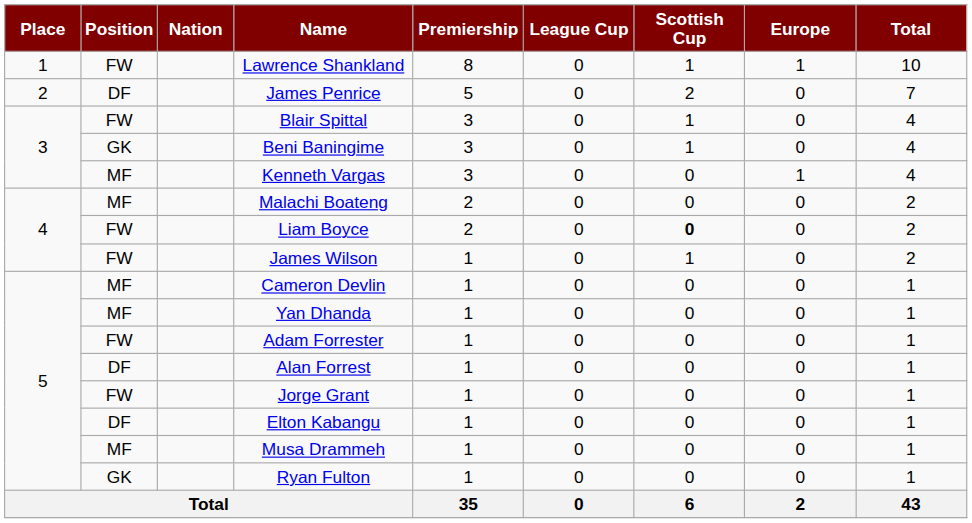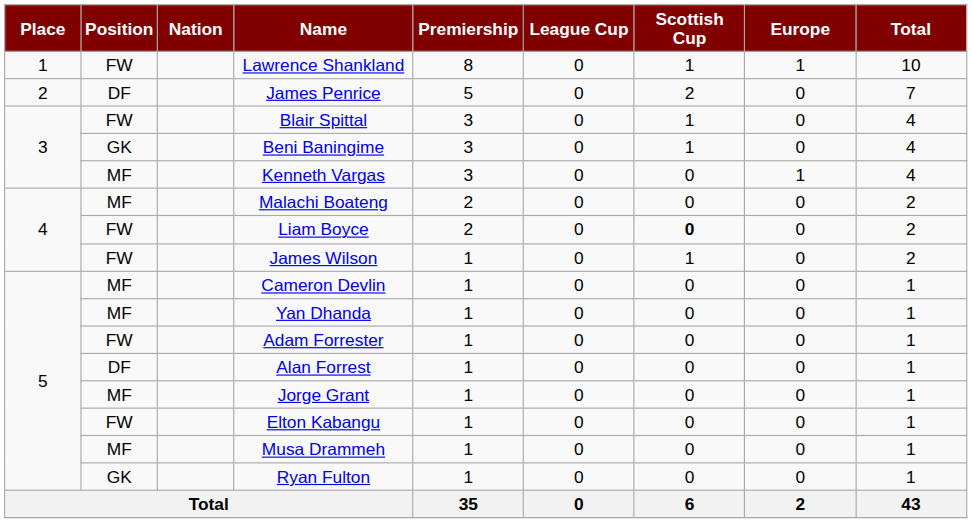(119, 394) FW -> (119, 394) MF
(119, 422) DF -> (119, 422) FW
